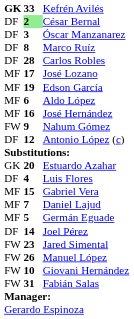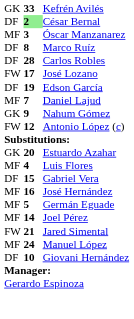(13, 8) bold -> (12, 8) normal
(11, 34) DF -> (12, 34) MF
(12, 74) MF -> (12, 74) FW
(12, 87) MF -> (11, 87) DF
- row: (69, 100)
rows swapped: (72, 205) <-> (78, 113)
(12, 126) FW -> (12, 113) GK
(11, 139) DF -> (12, 126) FW
(11, 178) DF -> (12, 165) MF
(12, 191) MF -> (11, 178) DF
(11, 231) DF -> (12, 218) MF
(29, 244) 23 -> (29, 231) 21
(12, 257) FW -> (12, 244) MF
(29, 257) 26 -> (29, 244) 24
(12, 270) FW -> (11, 257) DF
- row: (71, 283)
